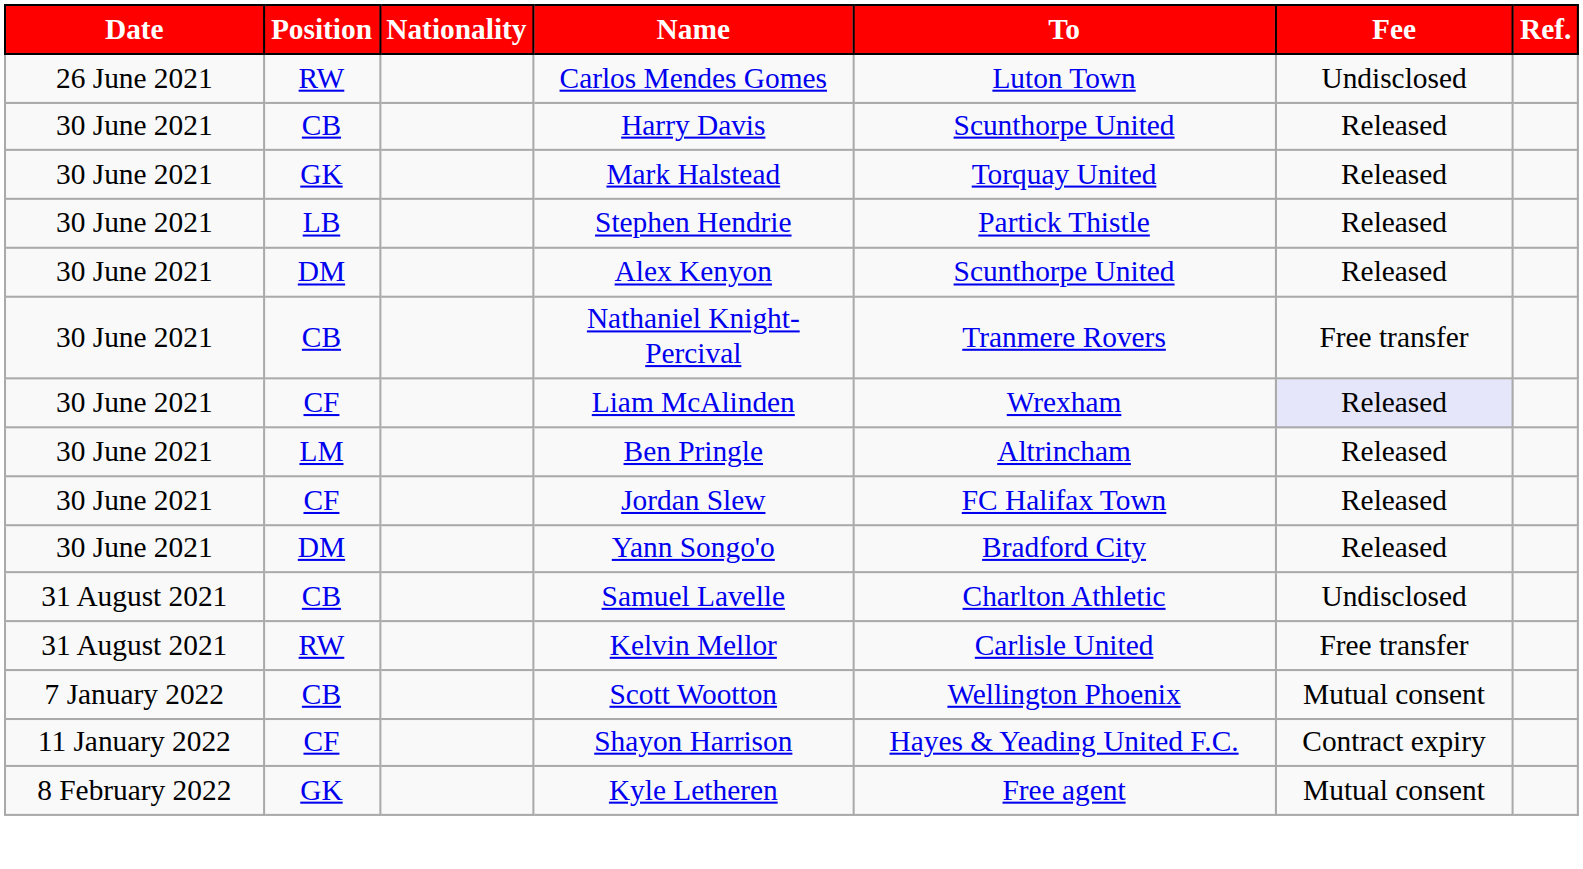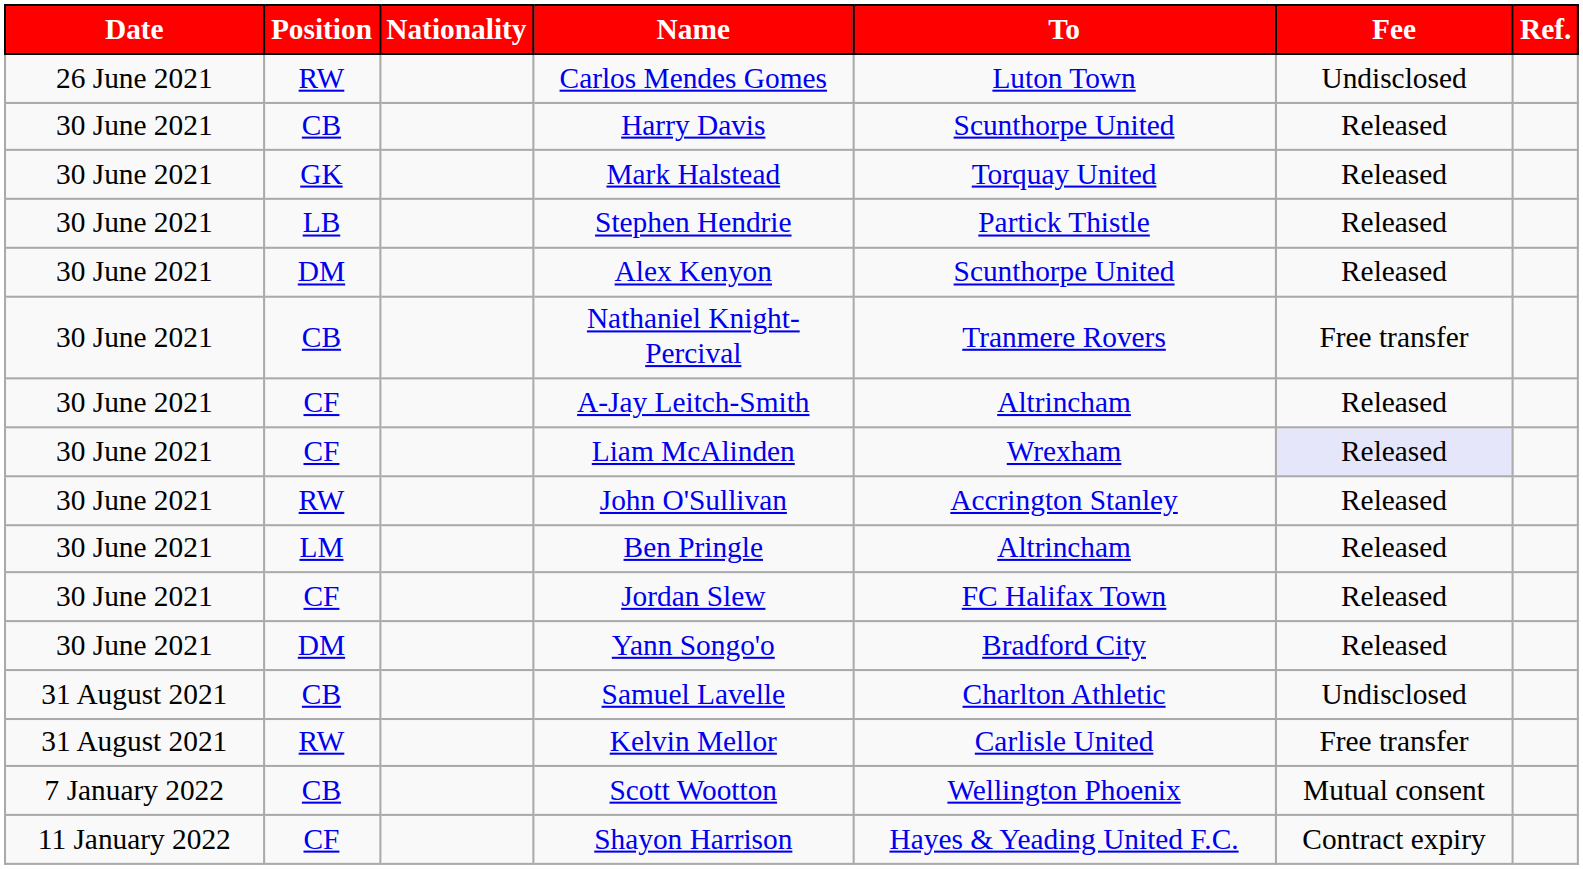+ row: (693, 402)
+ row: (693, 499)
- row: (693, 790)
